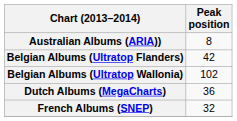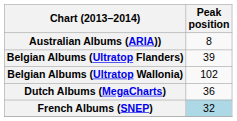(209, 58) 42 -> (209, 58) 39
(209, 108) no background -> (209, 108) lightblue background
